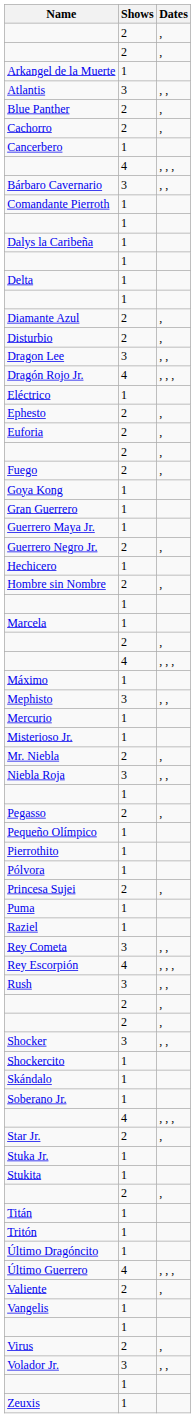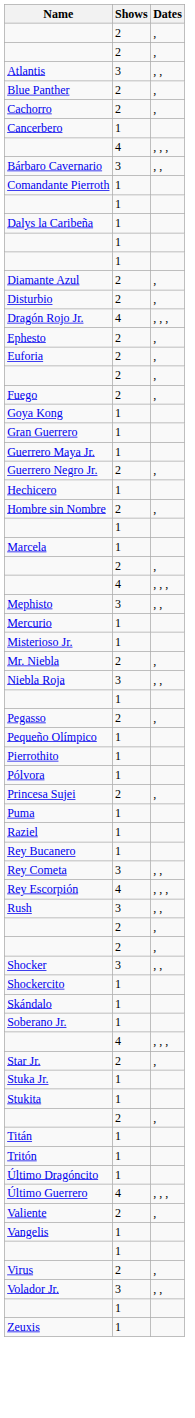- row: (61, 71)
- row: (20, 280)
- row: (36, 356)
- row: (29, 394)
- row: (27, 680)
+ row: (41, 851)
